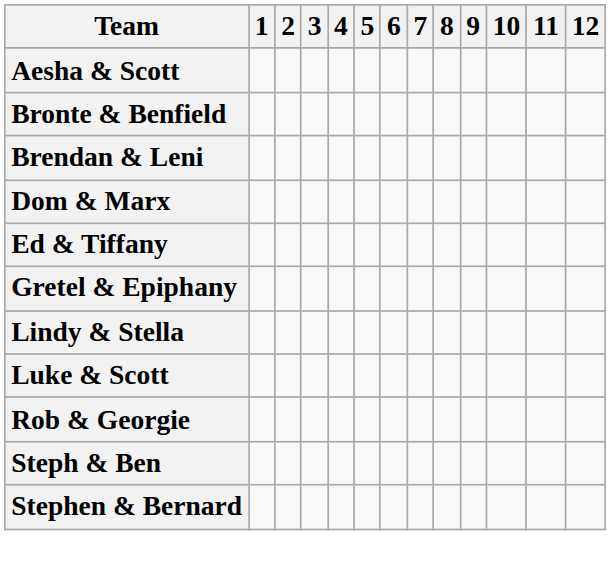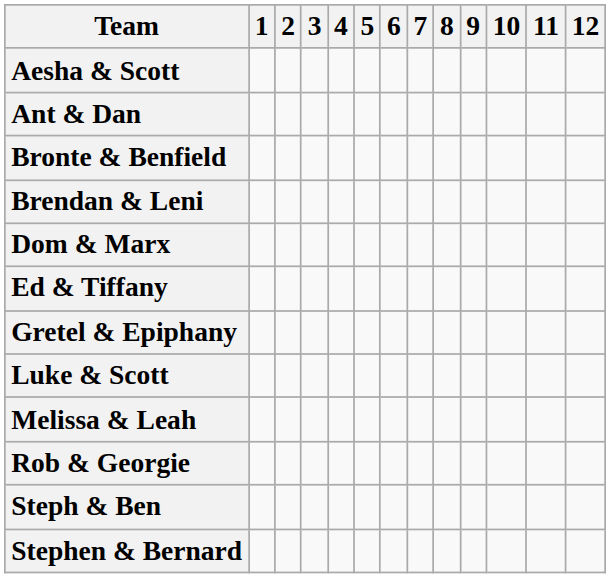+ row: (76, 113)
- row: (98, 331)
+ row: (104, 419)
